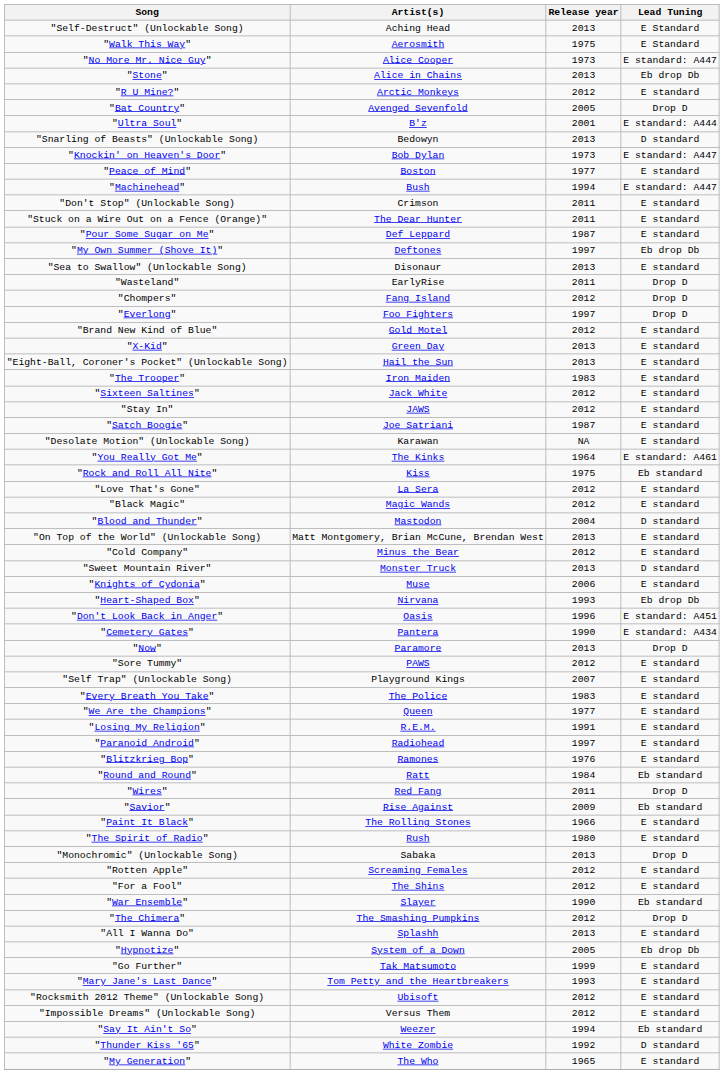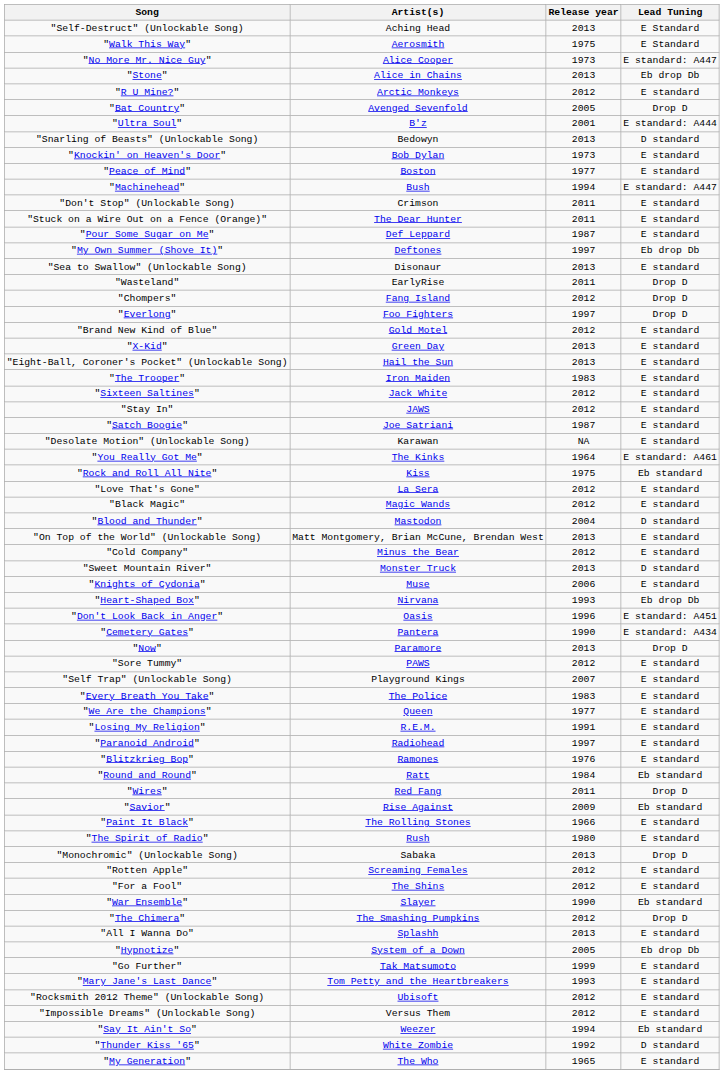(670, 155) E standard: A447 -> (670, 155) E standard
